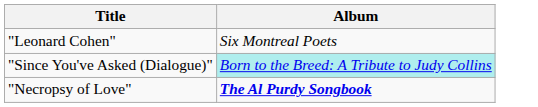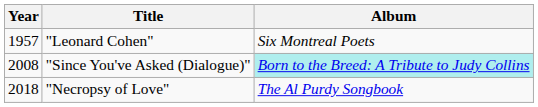+ column: (23, 16)
(296, 89) bold -> (330, 89) normal
